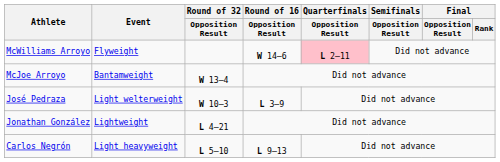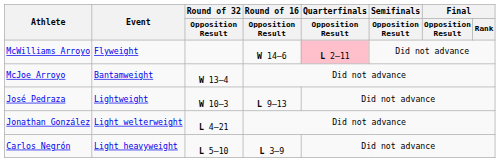(138, 99) Light welterweight -> (121, 99) Lightweight
(272, 104) L 3–9 -> (272, 104) L 9–13
(121, 122) Lightweight -> (138, 122) Light welterweight
(272, 151) L 9–13 -> (272, 151) L 3–9
